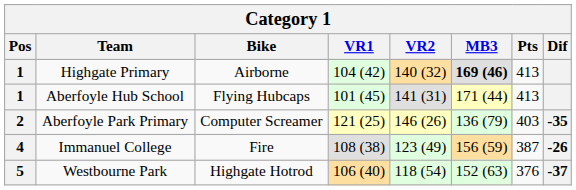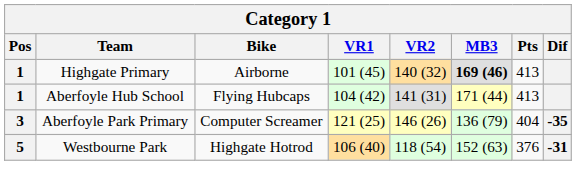(359, 71) 104 (42) -> (359, 71) 101 (45)
(359, 96) 101 (45) -> (359, 96) 104 (42)
(20, 121) 2 -> (20, 121) 3
(528, 121) 403 -> (528, 121) 404
- row: (115, 146)
(557, 171) -37 -> (557, 146) -31
